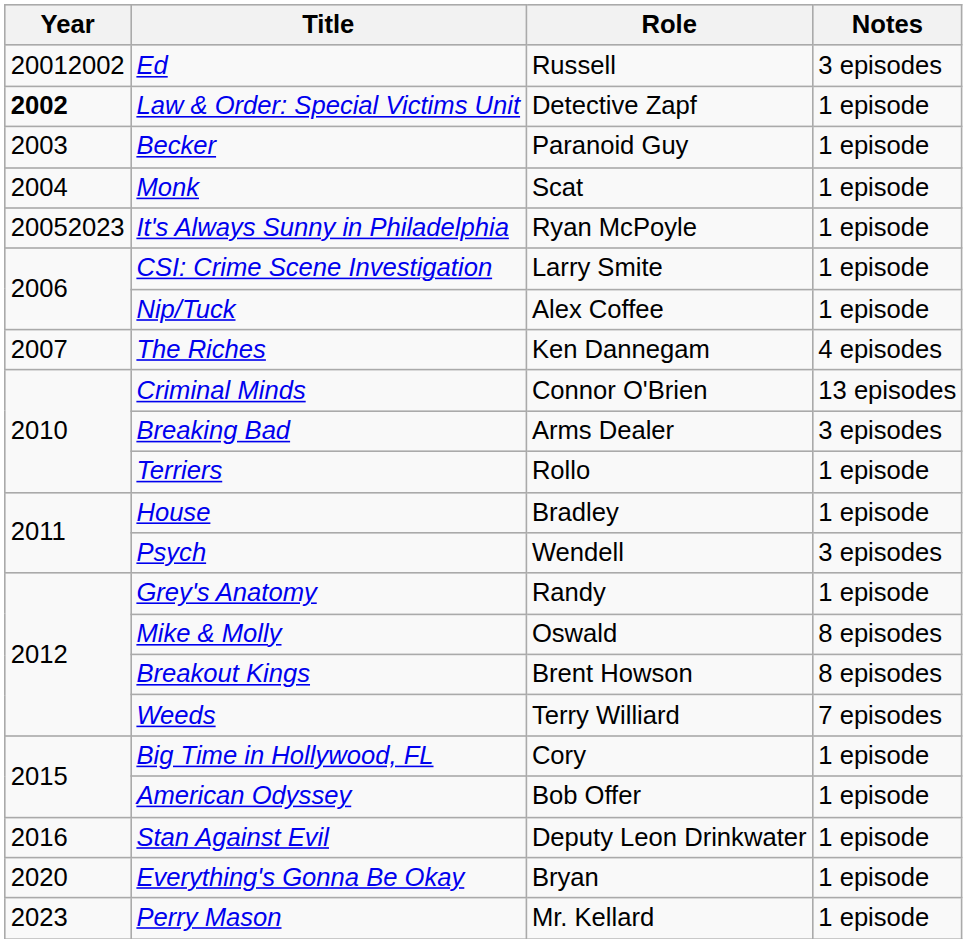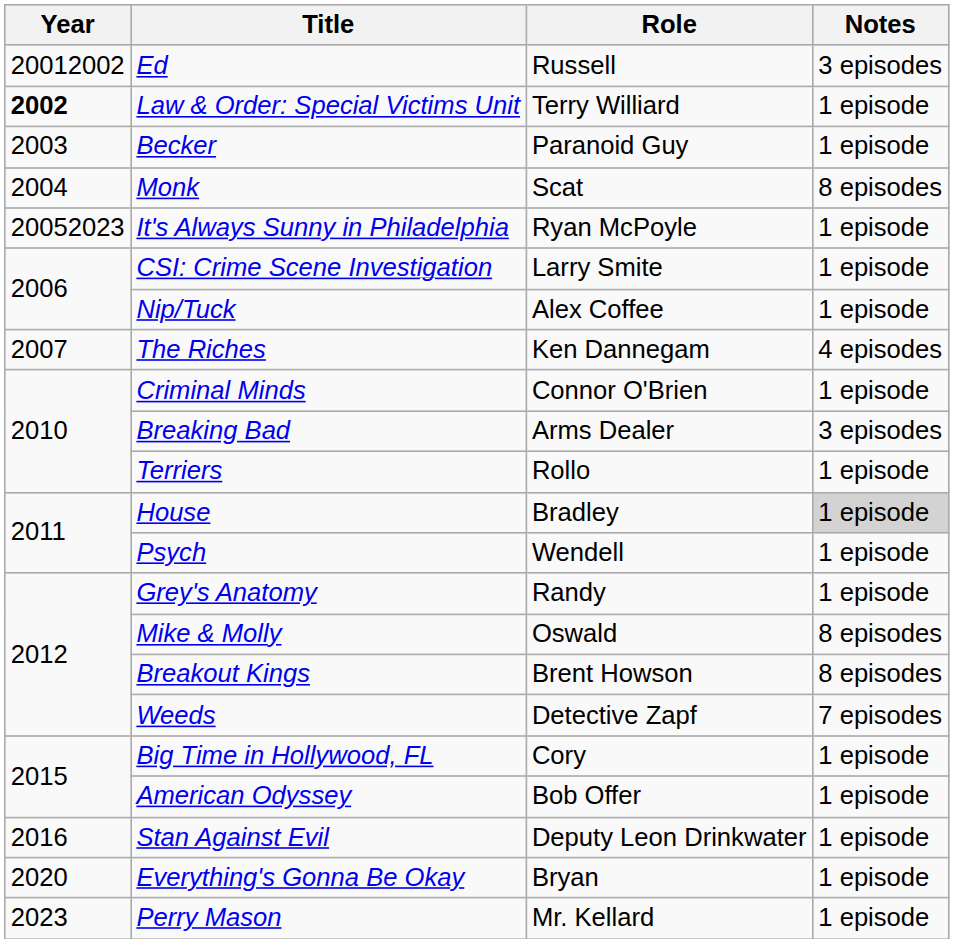(614, 106) Detective Zapf -> (606, 106) Terry Williard
(874, 187) 1 episode -> (880, 187) 8 episodes
(887, 390) 13 episodes -> (874, 390) 1 episode
(874, 512) no background -> (874, 512) lightgrey background
(880, 552) 3 episodes -> (874, 552) 1 episode
(606, 715) Terry Williard -> (614, 715) Detective Zapf
